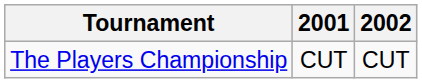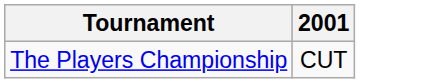- column: (386, 23)
